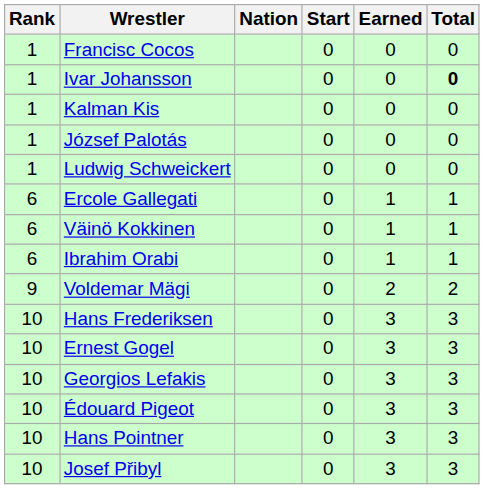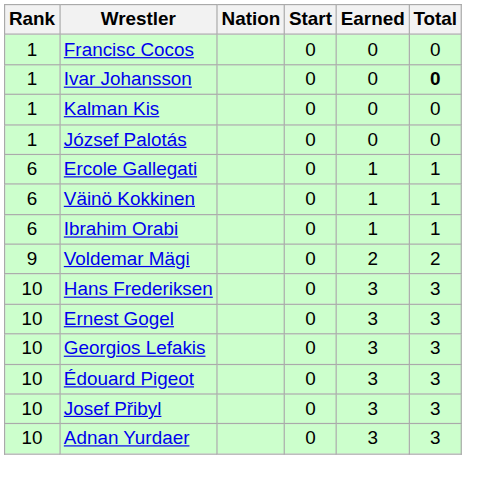- row: (147, 169)
- row: (124, 438)
+ row: (127, 438)
